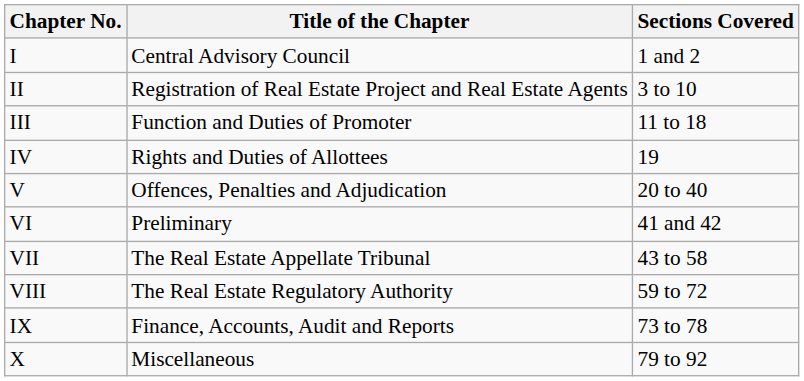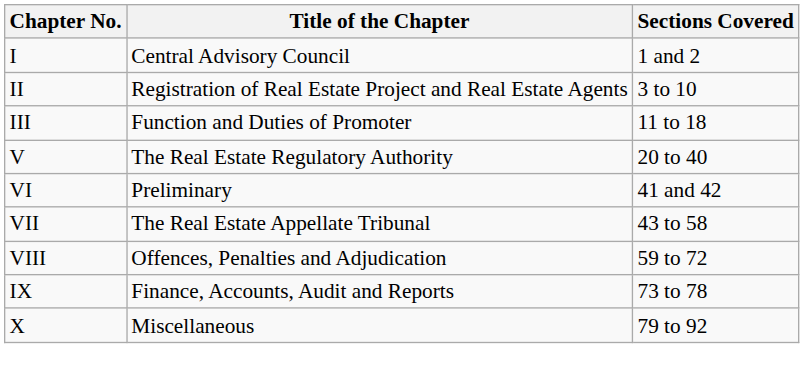- row: (21, 156)
(289, 190) Offences, Penalties and Adjudication -> (292, 156) The Real Estate Regulatory Authority
(292, 291) The Real Estate Regulatory Authority -> (289, 257) Offences, Penalties and Adjudication
